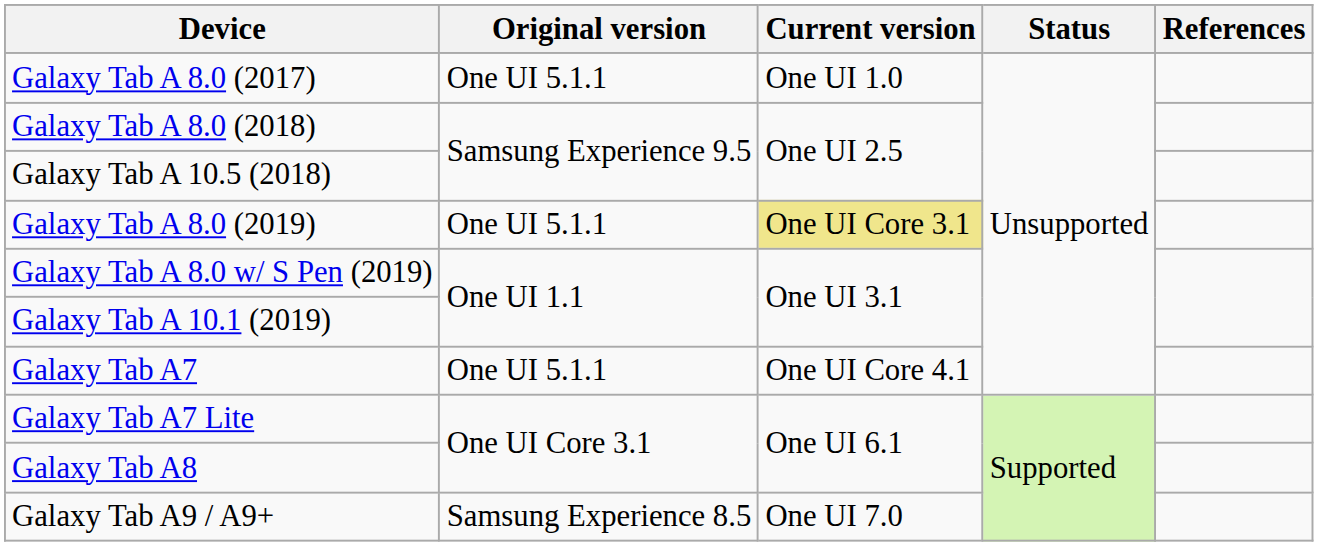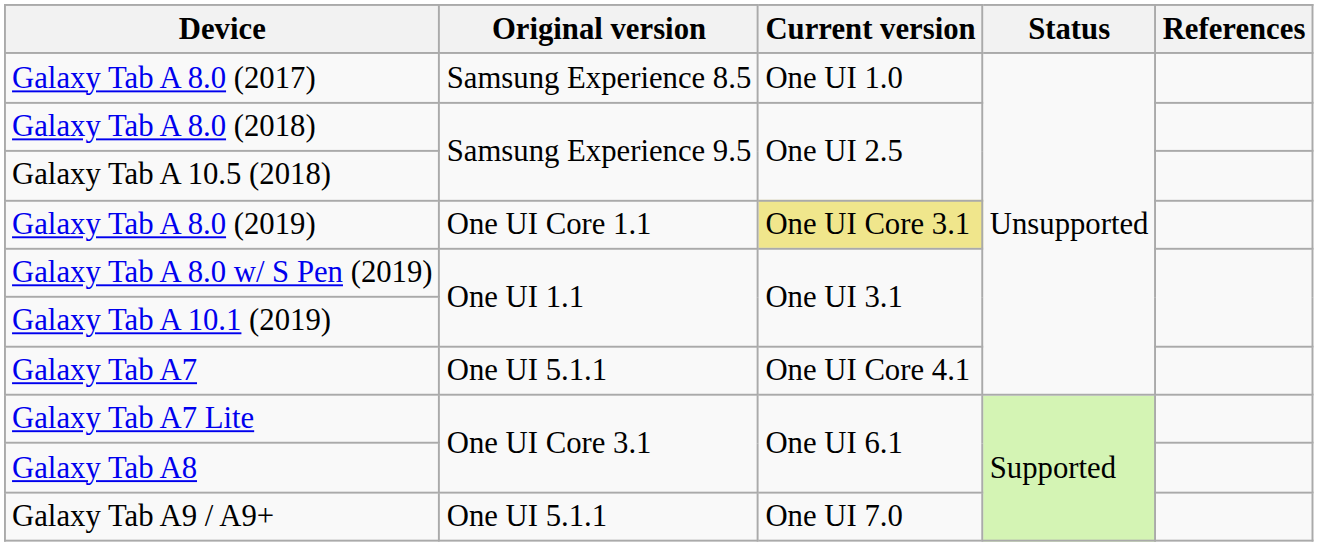(527, 77) One UI 5.1.1 -> (599, 77) Samsung Experience 8.5
(527, 223) One UI 5.1.1 -> (549, 223) One UI Core 1.1
(599, 516) Samsung Experience 8.5 -> (527, 516) One UI 5.1.1
